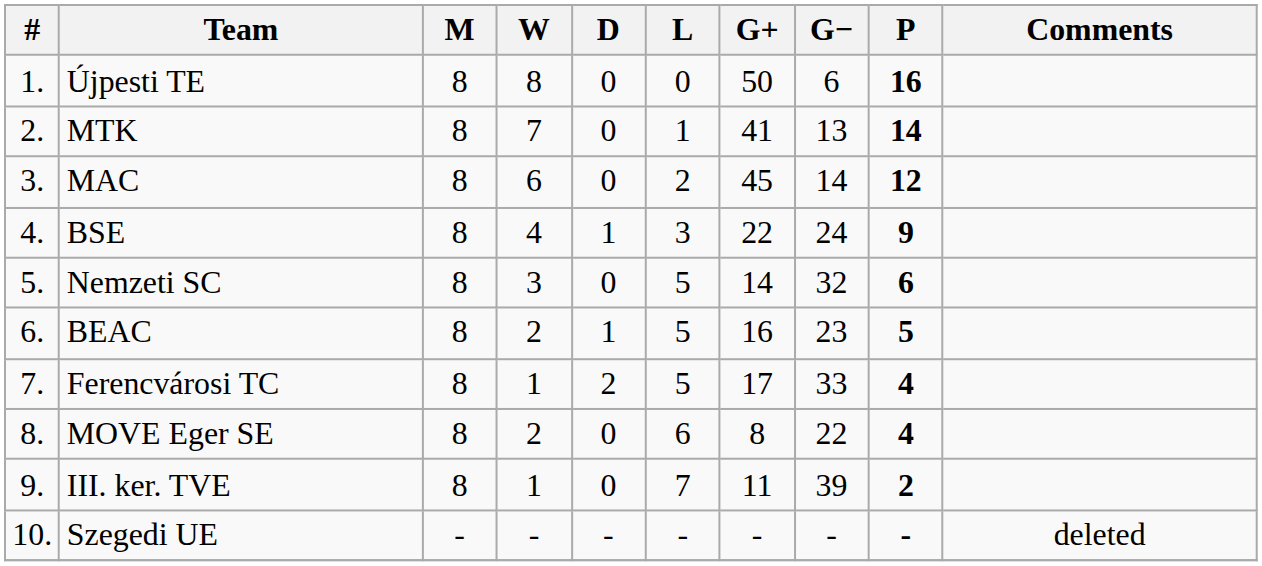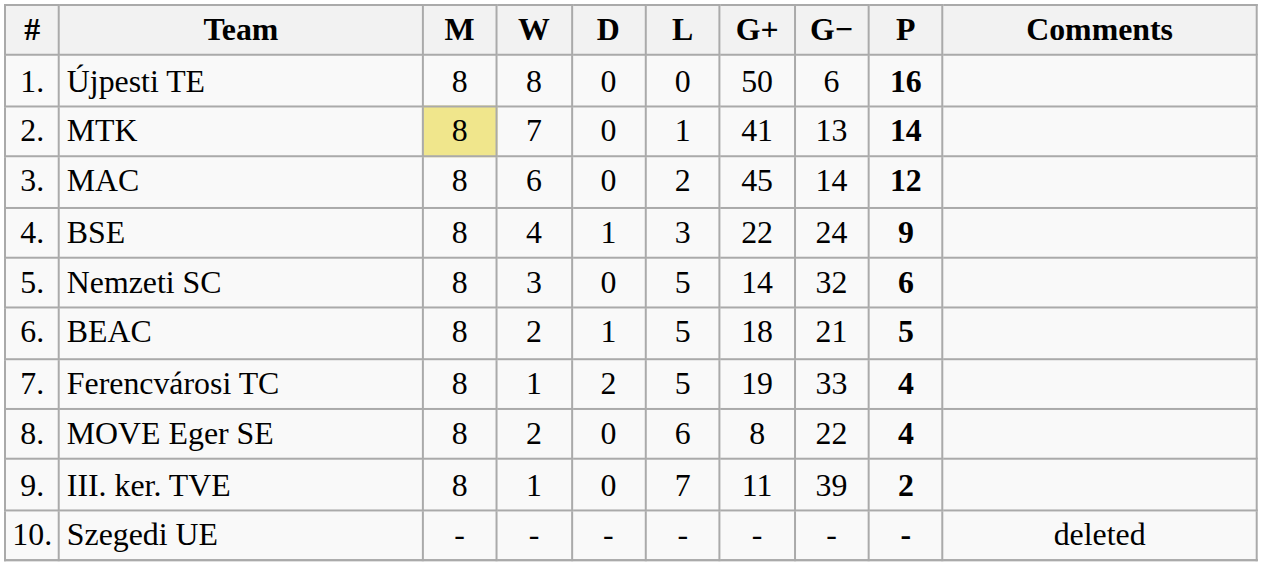(460, 130) no background -> (460, 130) khaki background
(757, 332) 16 -> (757, 332) 18
(831, 332) 23 -> (831, 332) 21
(757, 383) 17 -> (757, 383) 19
